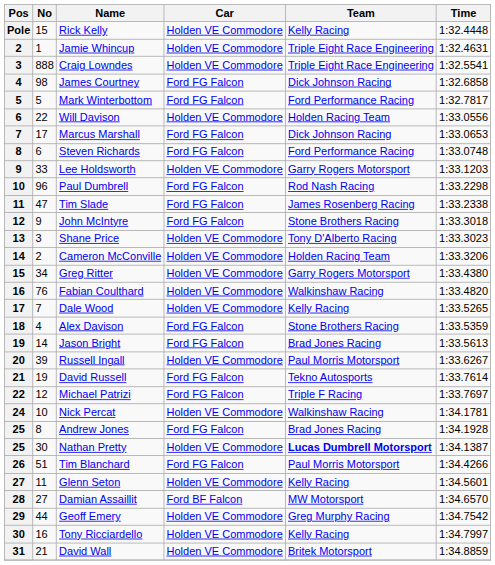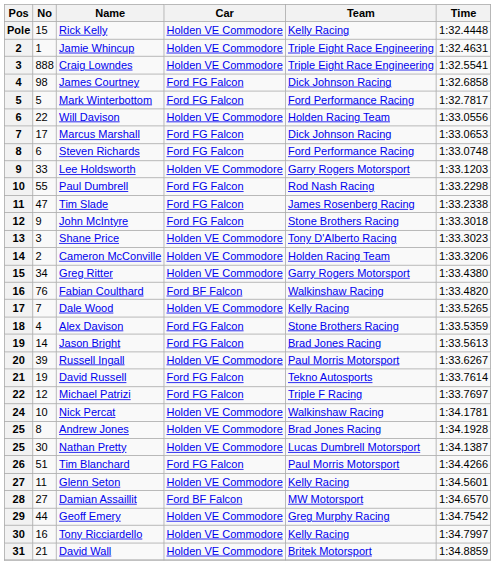(42, 186) 96 -> (42, 186) 55
(225, 291) Holden VE Commodore -> (204, 291) Ford BF Falcon
(205, 429) Ford FG Falcon -> (225, 429) Holden VE Commodore
(360, 447) bold -> (354, 447) normal
